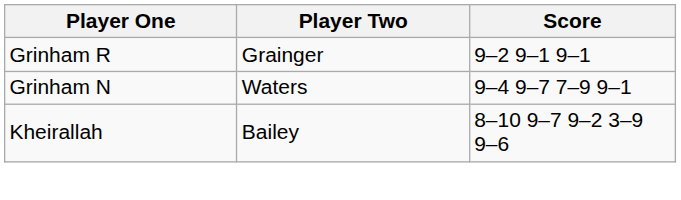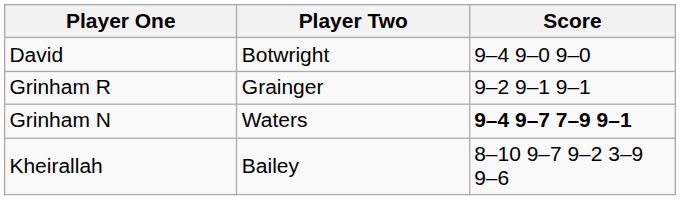+ row: (36, 54)
(553, 87) normal -> (553, 120) bold
